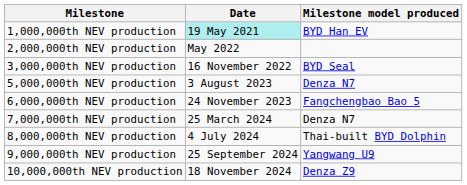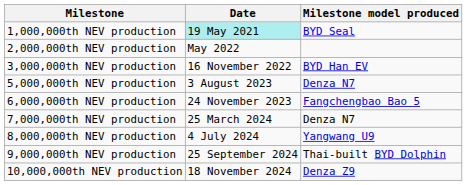(336, 31) BYD Han EV -> (329, 31) BYD Seal
(329, 66) BYD Seal -> (336, 66) BYD Han EV
(375, 136) Thai-built BYD Dolphin -> (339, 136) Yangwang U9
(339, 154) Yangwang U9 -> (375, 154) Thai-built BYD Dolphin
